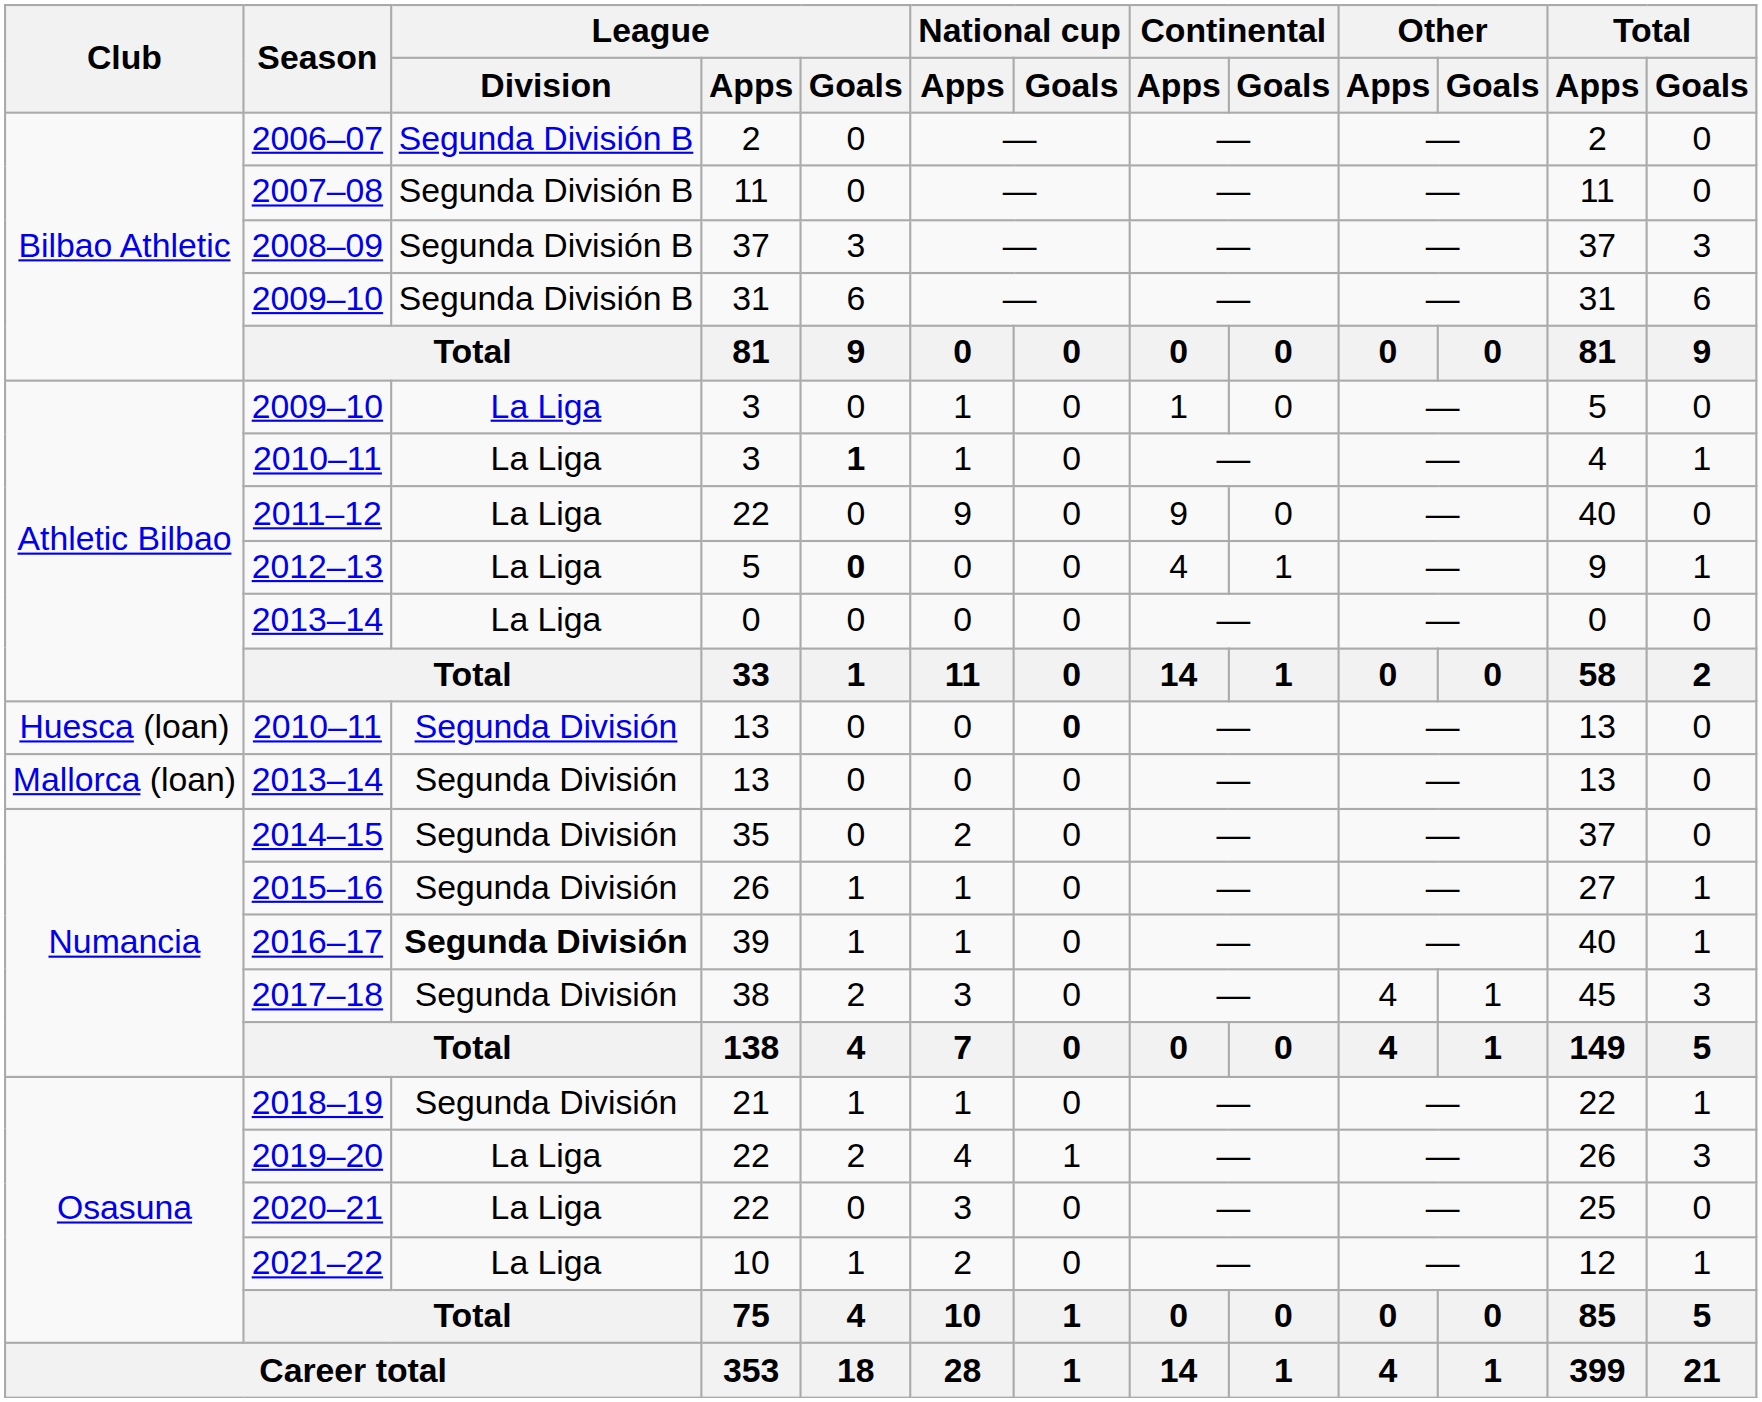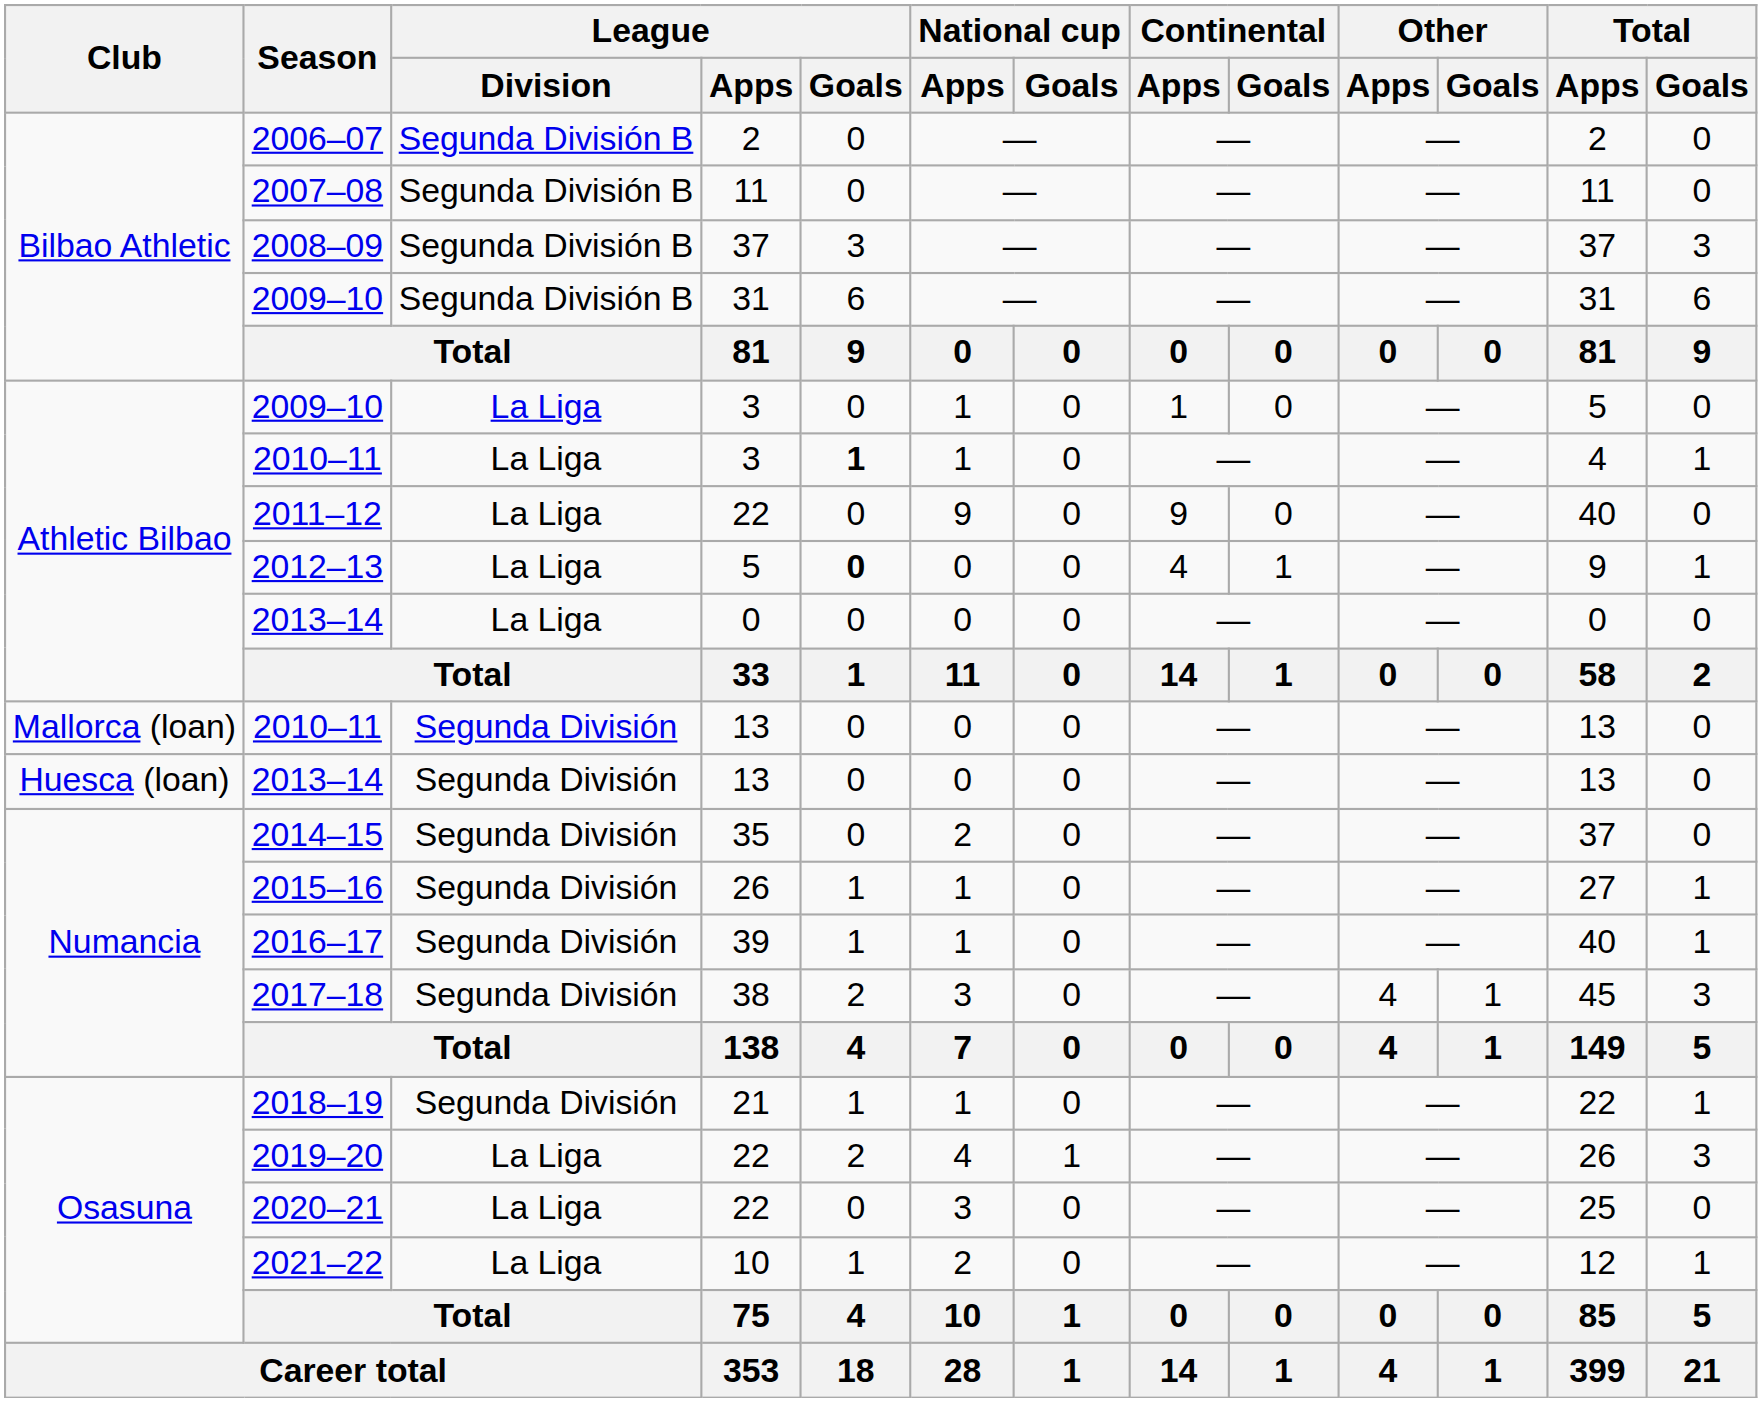(124, 727) Huesca (loan) -> (124, 727) Mallorca (loan)
(1072, 727) bold -> (1072, 727) normal
(124, 780) Mallorca (loan) -> (124, 780) Huesca (loan)
(546, 941) bold -> (546, 941) normal
